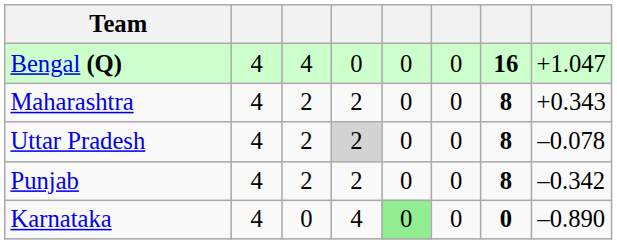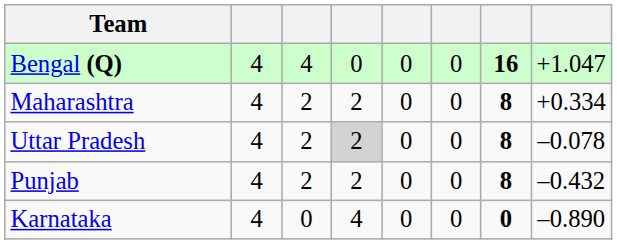(571, 102) +0.343 -> (571, 102) +0.334
(571, 180) –0.342 -> (571, 180) –0.432
(406, 219) lightgreen background -> (406, 219) no background
